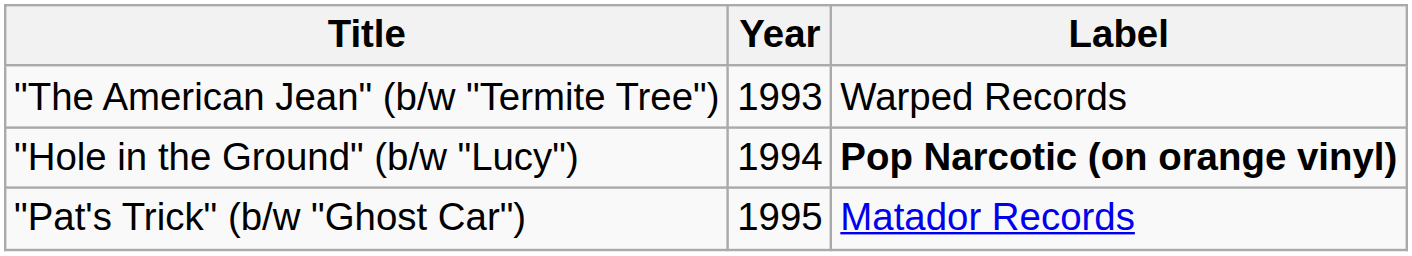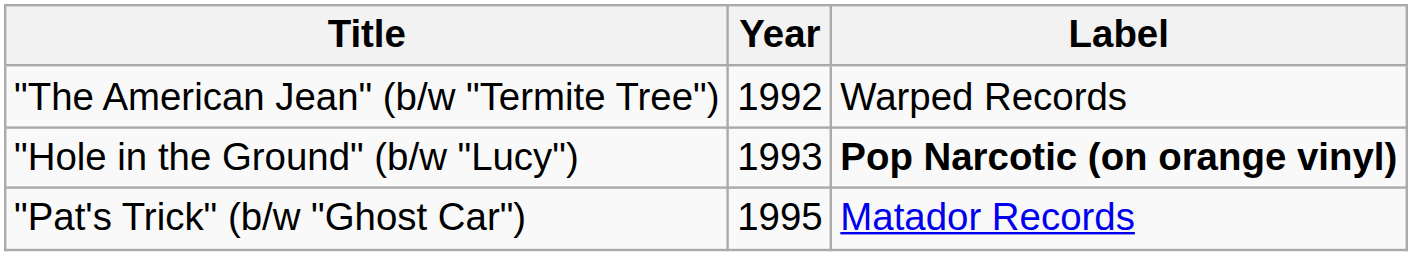(780, 95) 1993 -> (780, 95) 1992
(780, 156) 1994 -> (780, 156) 1993
